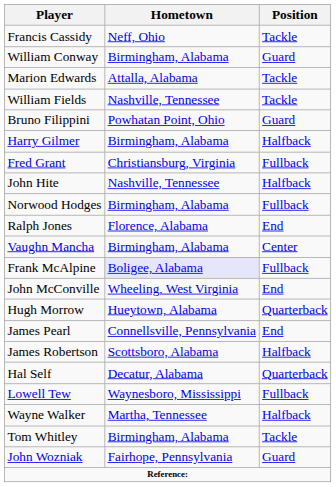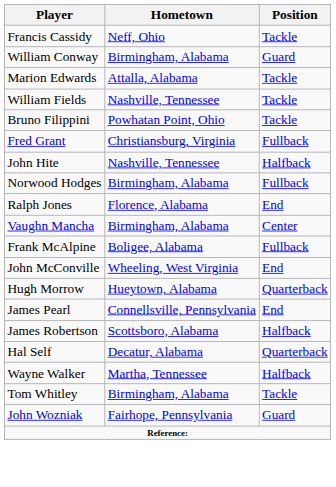(279, 120) Guard -> (280, 120) Tackle
- row: (43, 141)
(155, 267) lavender background -> (155, 246) no background
- row: (39, 394)
